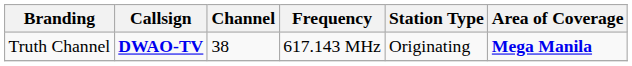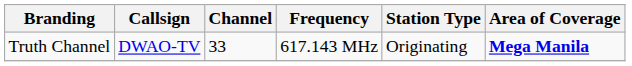(161, 46) bold -> (159, 46) normal
(220, 46) 38 -> (217, 46) 33
